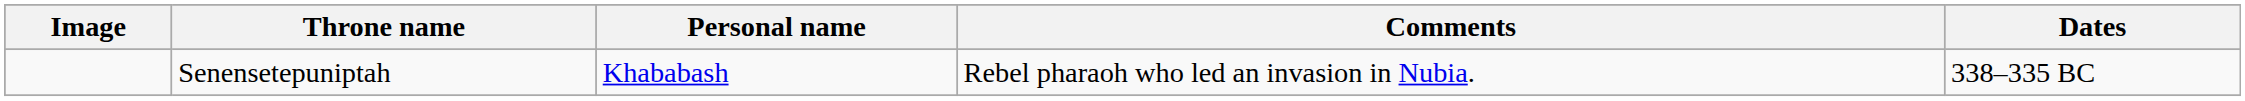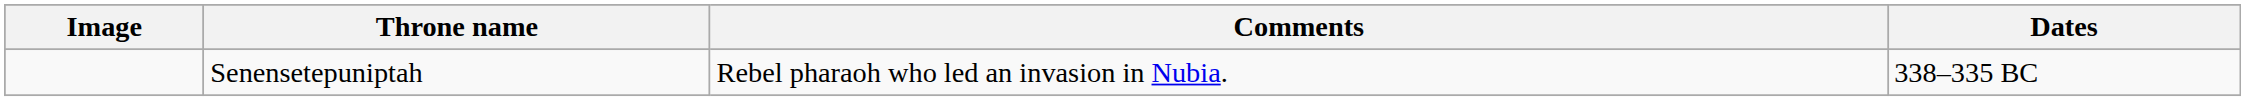- column: (777, 26)
